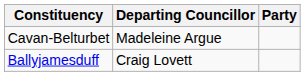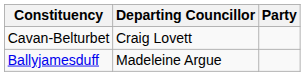(169, 37) Madeleine Argue -> (154, 37) Craig Lovett
(154, 60) Craig Lovett -> (169, 60) Madeleine Argue
